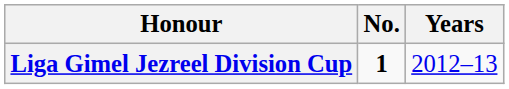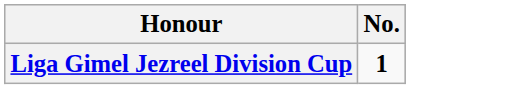- column: (454, 24)
